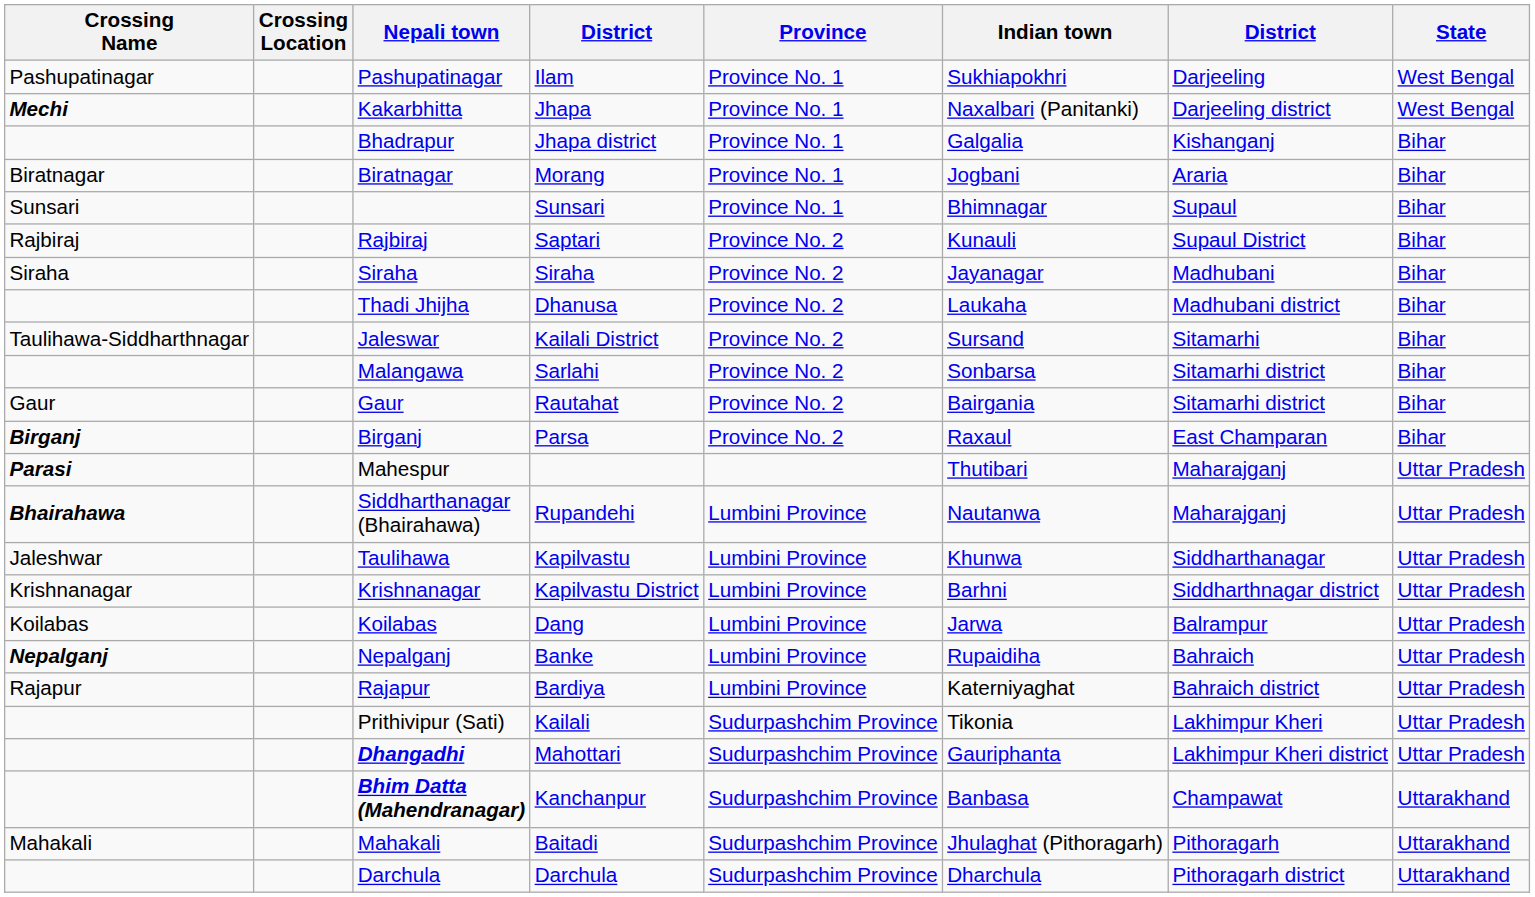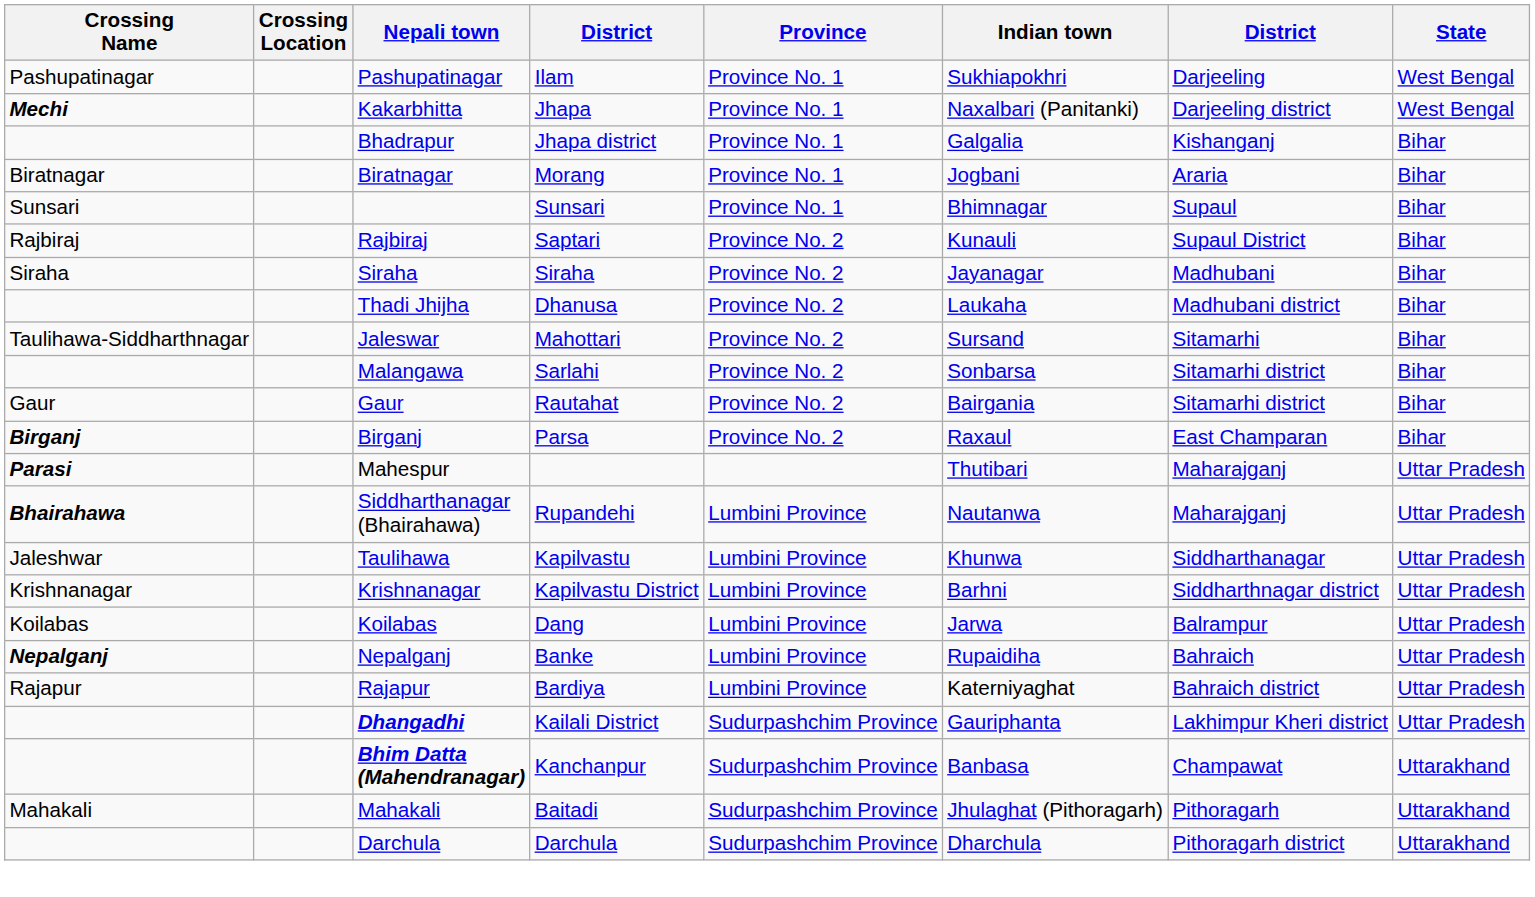(597, 338) Kailali District -> (578, 338) Mahottari
- row: (431, 721)
(578, 754) Mahottari -> (597, 721) Kailali District
